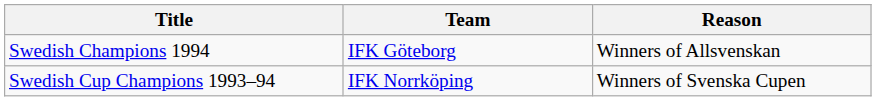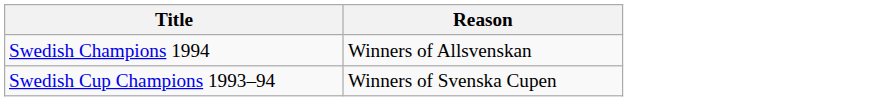- column: (468, 19)
